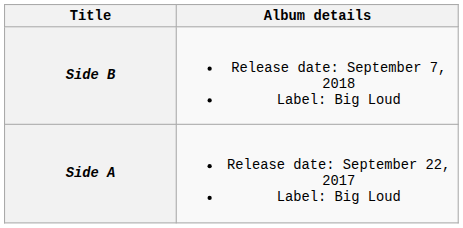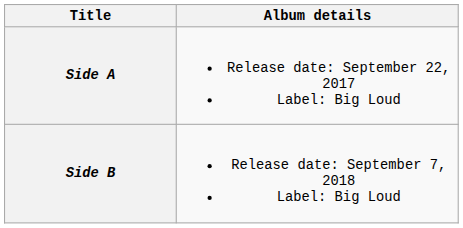rows swapped: (90, 174) <-> (90, 76)
